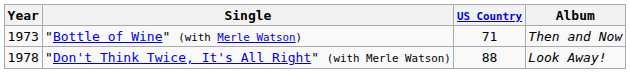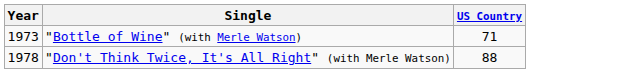- column: (575, 15)
